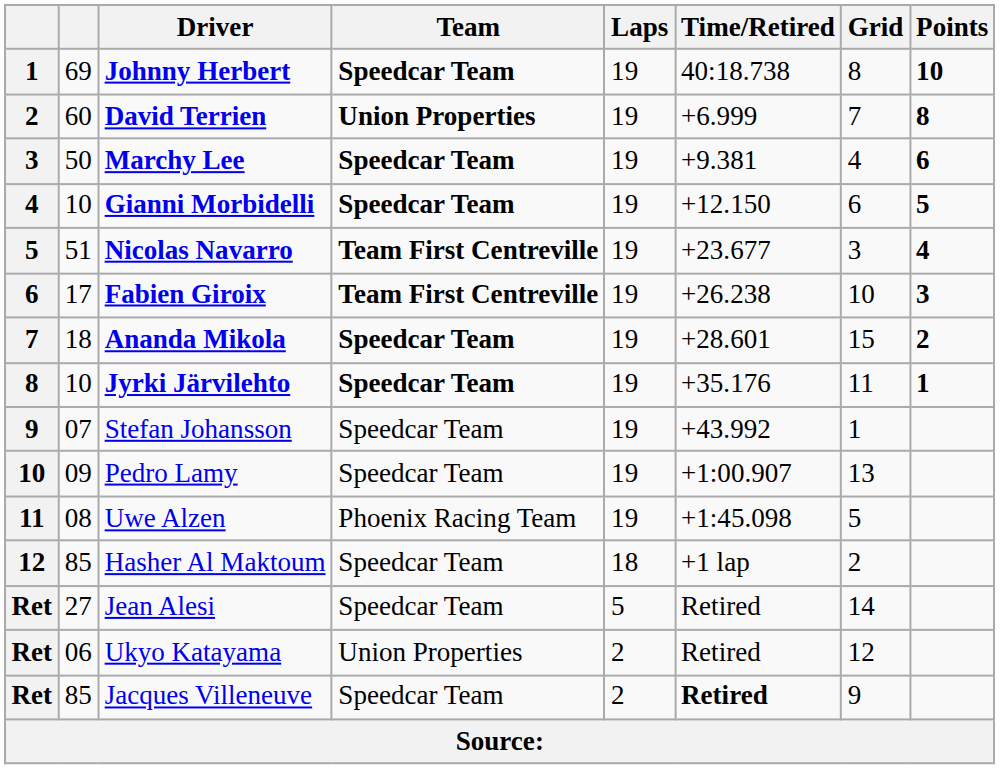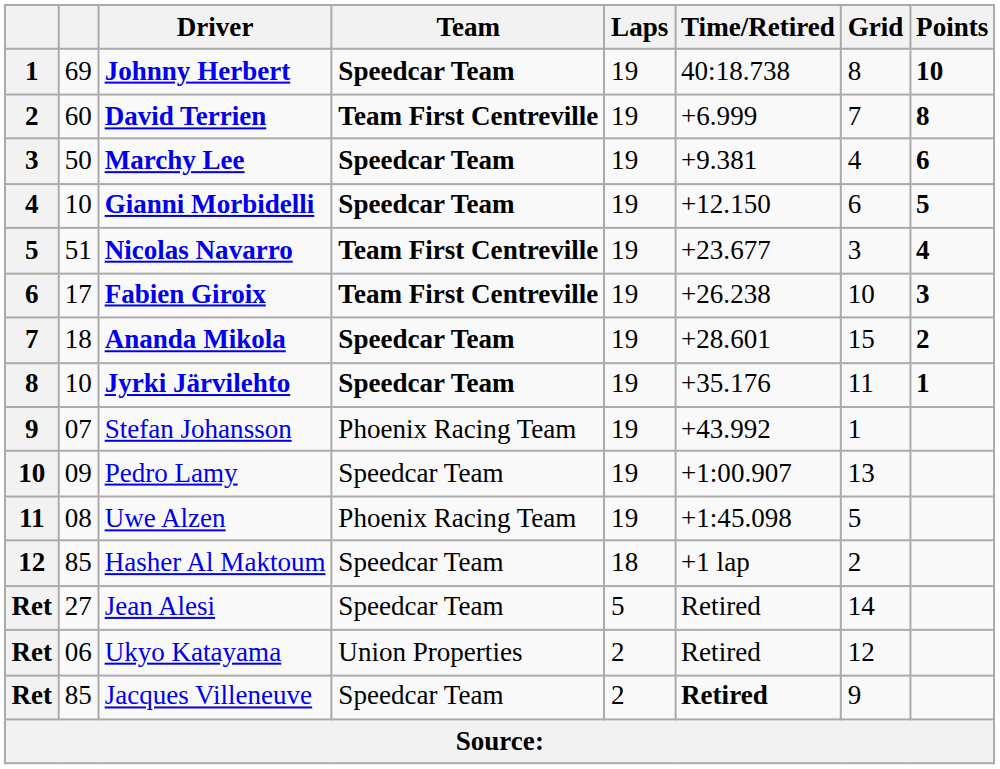(437, 115) Union Properties -> (468, 115) Team First Centreville
(421, 428) Speedcar Team -> (457, 428) Phoenix Racing Team
